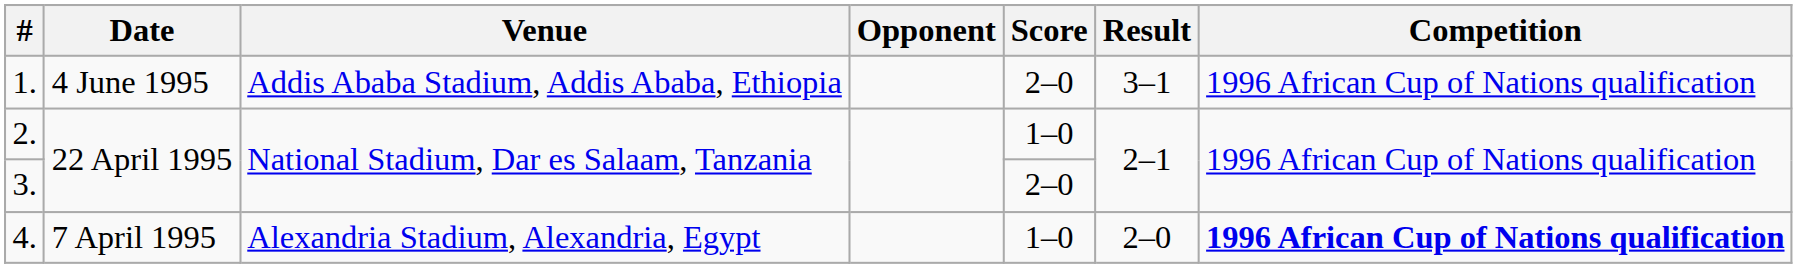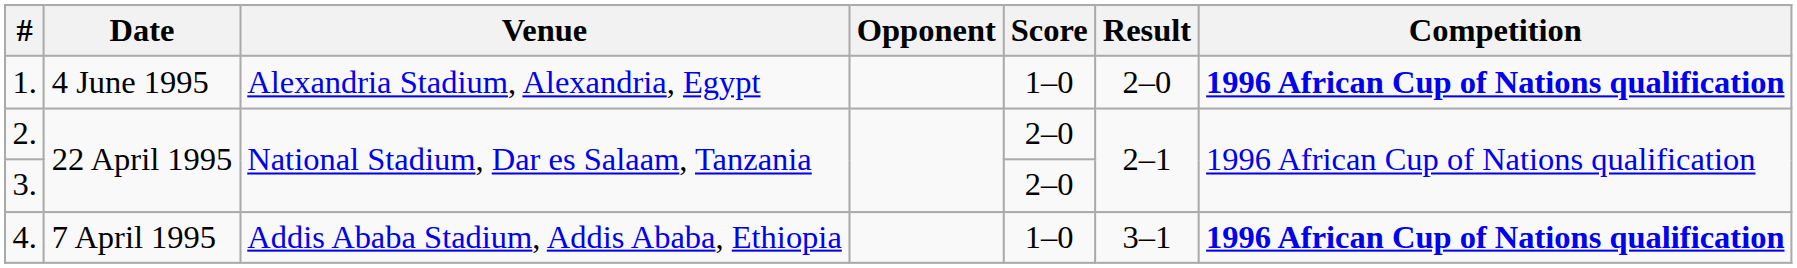(545, 81) Addis Ababa Stadium, Addis Ababa, Ethiopia -> (504, 81) Alexandria Stadium, Alexandria, Egypt
(1049, 81) 2–0 -> (1049, 81) 1–0
(1147, 81) 3–1 -> (1147, 81) 2–0
(1481, 81) normal -> (1495, 81) bold
(1049, 133) 1–0 -> (1049, 133) 2–0
(504, 236) Alexandria Stadium, Alexandria, Egypt -> (545, 236) Addis Ababa Stadium, Addis Ababa, Ethiopia
(1147, 236) 2–0 -> (1147, 236) 3–1
